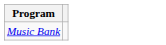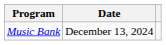+ column: (109, 13)
